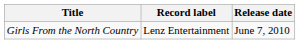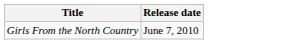- column: (186, 13)
